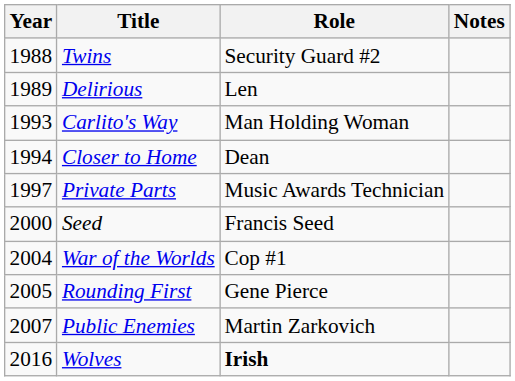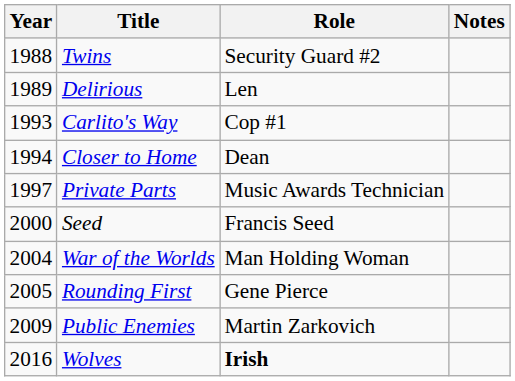(317, 122) Man Holding Woman -> (256, 122) Cop #1
(256, 257) Cop #1 -> (317, 257) Man Holding Woman
(31, 325) 2007 -> (31, 325) 2009
